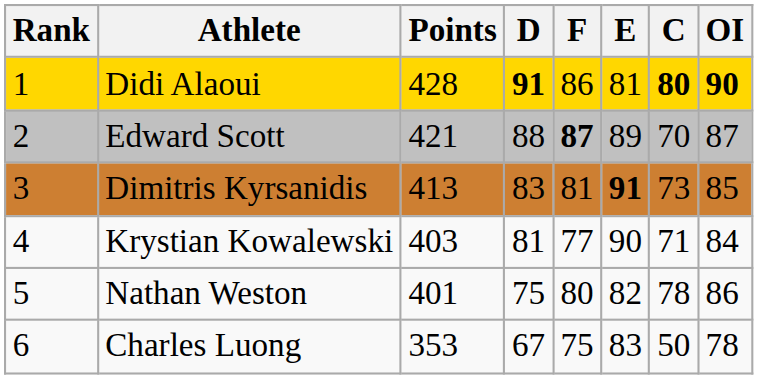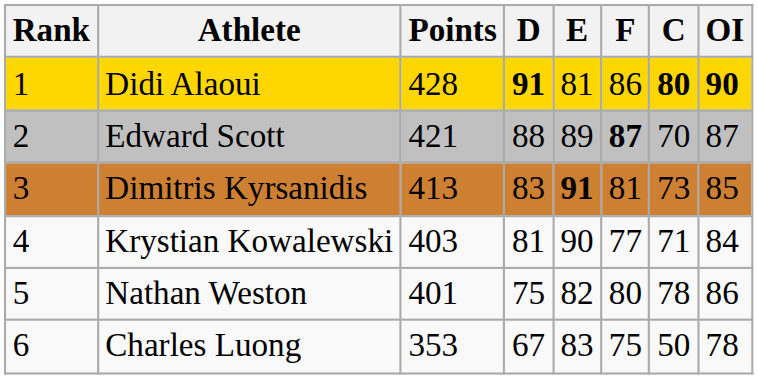columns swapped: (625, 30) <-> (577, 30)
